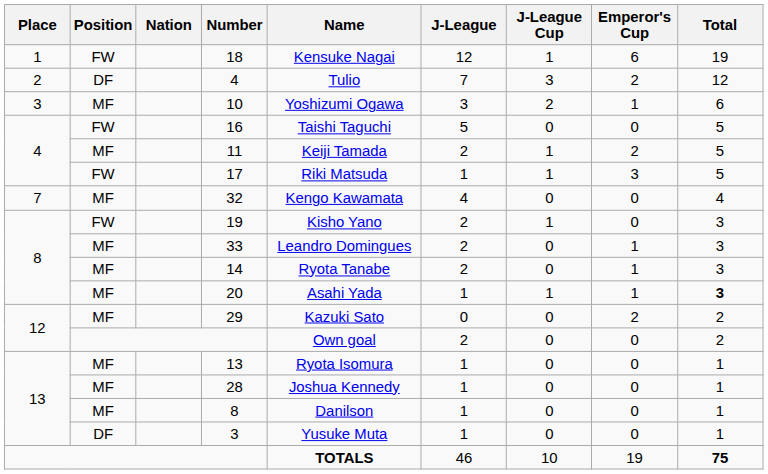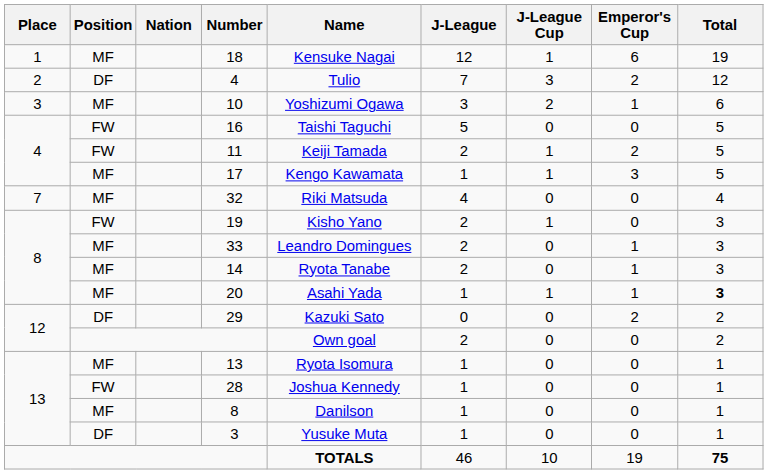(103, 57) FW -> (103, 57) MF
(103, 151) MF -> (103, 151) FW
(103, 175) FW -> (103, 175) MF
(344, 175) Riki Matsuda -> (344, 175) Kengo Kawamata
(344, 198) Kengo Kawamata -> (344, 198) Riki Matsuda
(103, 316) MF -> (103, 316) DF
(103, 387) MF -> (103, 387) FW
